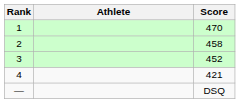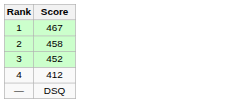- column: (113, 12)
(214, 28) 470 -> (55, 28) 467
(214, 75) 421 -> (55, 75) 412
